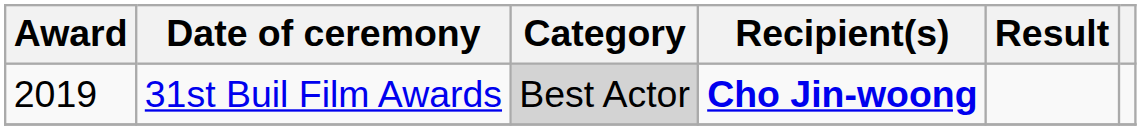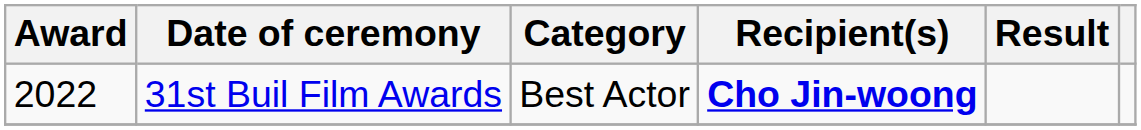(55, 93) 2019 -> (55, 93) 2022
(605, 93) lightgrey background -> (605, 93) no background
